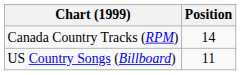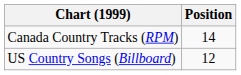(208, 59) 11 -> (208, 59) 12
